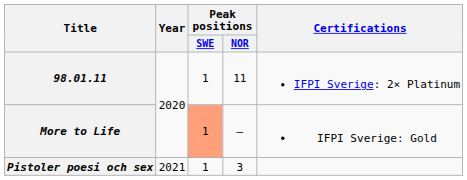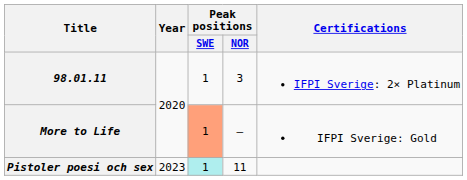(240, 78) 11 -> (240, 78) 3
(172, 167) 2021 -> (172, 167) 2023
(205, 167) no background -> (205, 167) paleturquoise background
(240, 167) 3 -> (240, 167) 11
